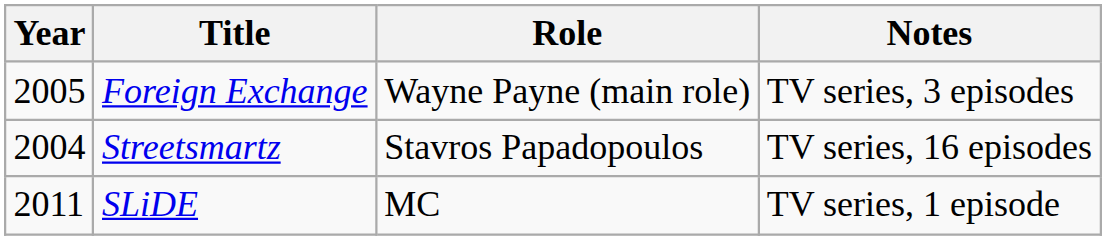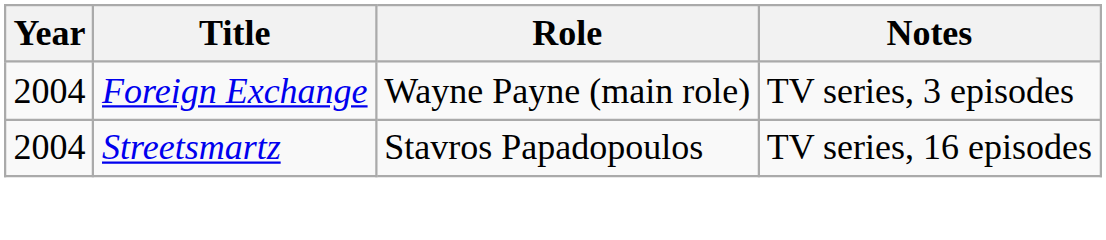(49, 90) 2005 -> (49, 90) 2004
- row: (150, 204)
